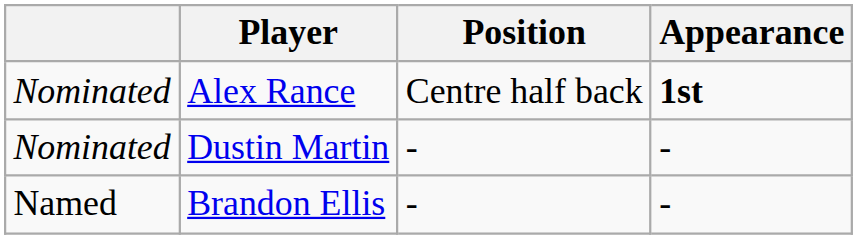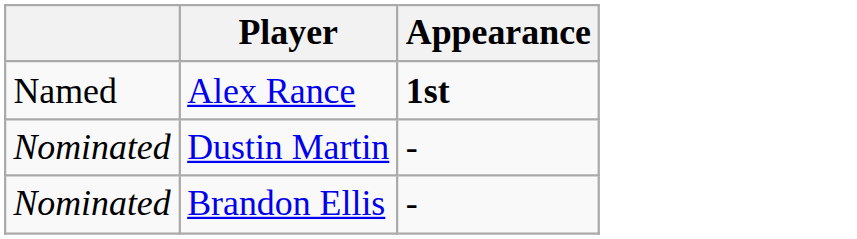- column: (524, 32)
(92, 89) Nominated -> (65, 89) Named
(65, 203) Named -> (92, 203) Nominated
